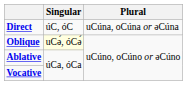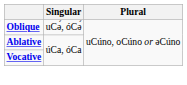- row: (19, 27)
(64, 42) lightyellow background -> (64, 27) no background
